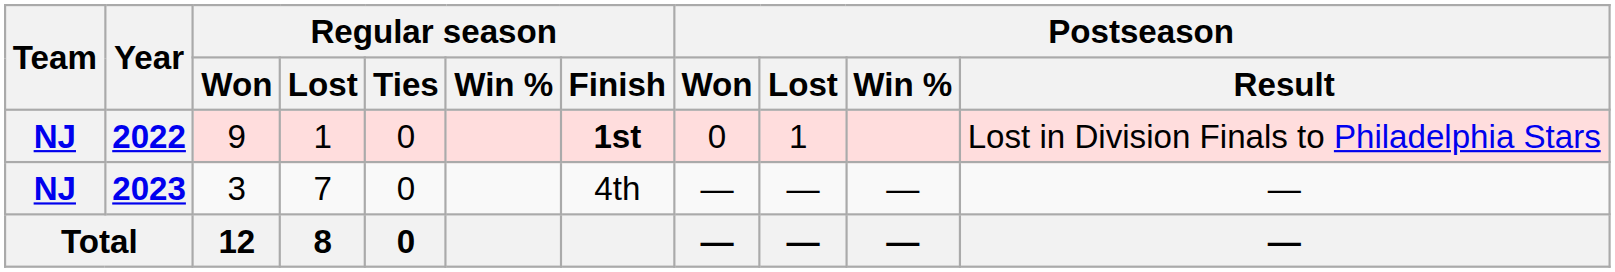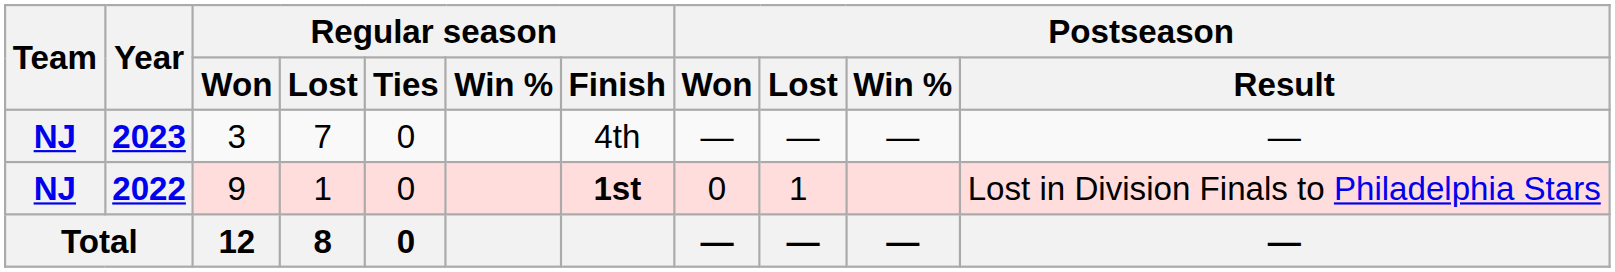rows swapped: (149, 136) <-> (149, 189)
